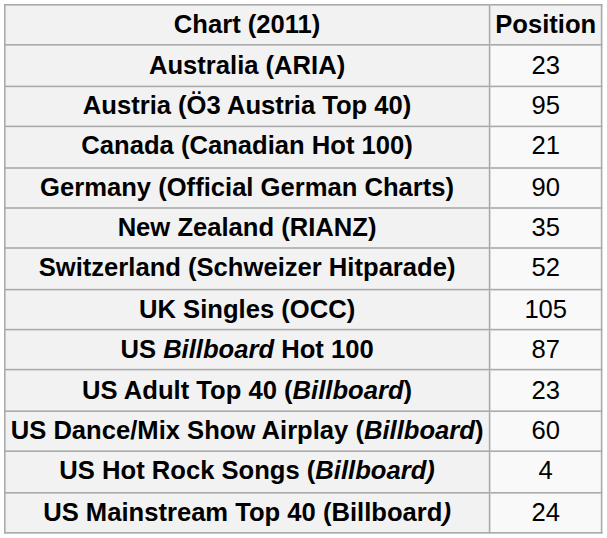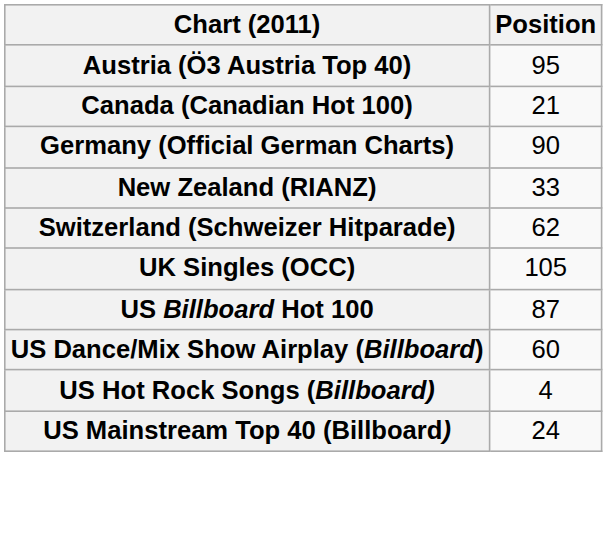- row: (247, 65)
(546, 227) 35 -> (546, 187) 33
(546, 268) 52 -> (546, 227) 62
- row: (247, 390)
